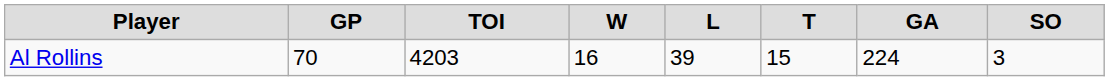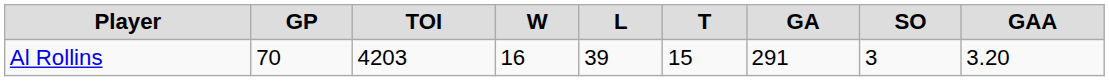+ column: (1033, 22)
(881, 57) 224 -> (770, 57) 291
